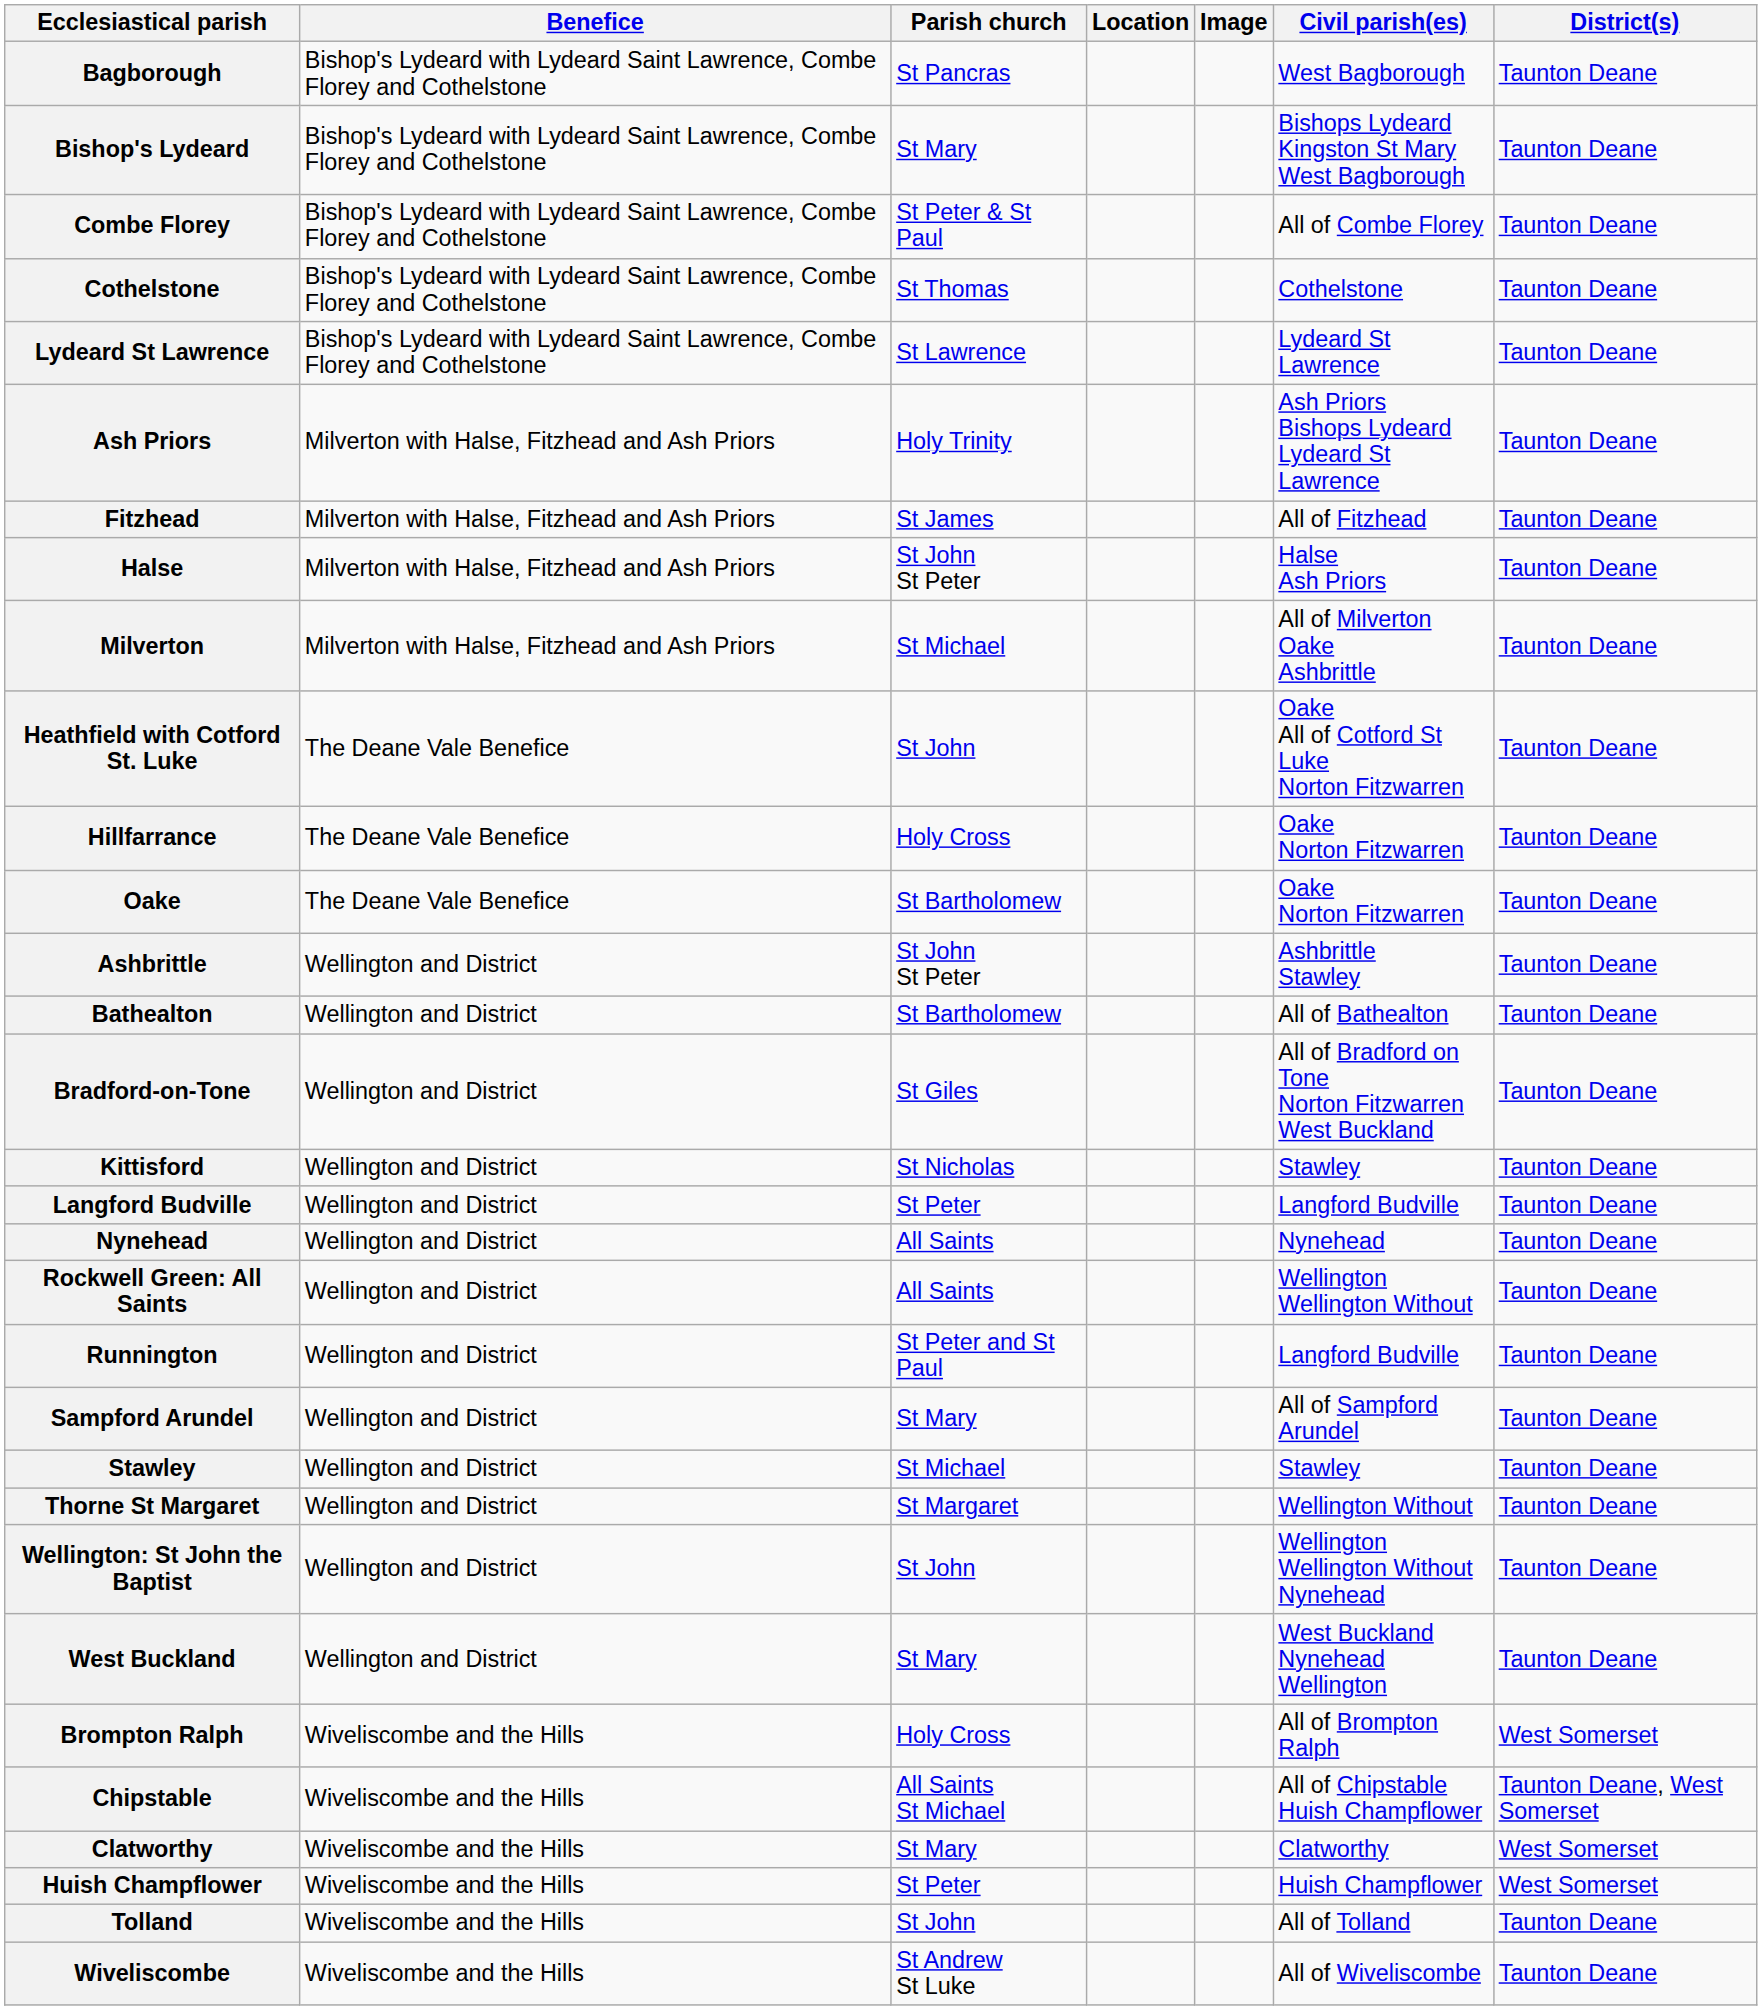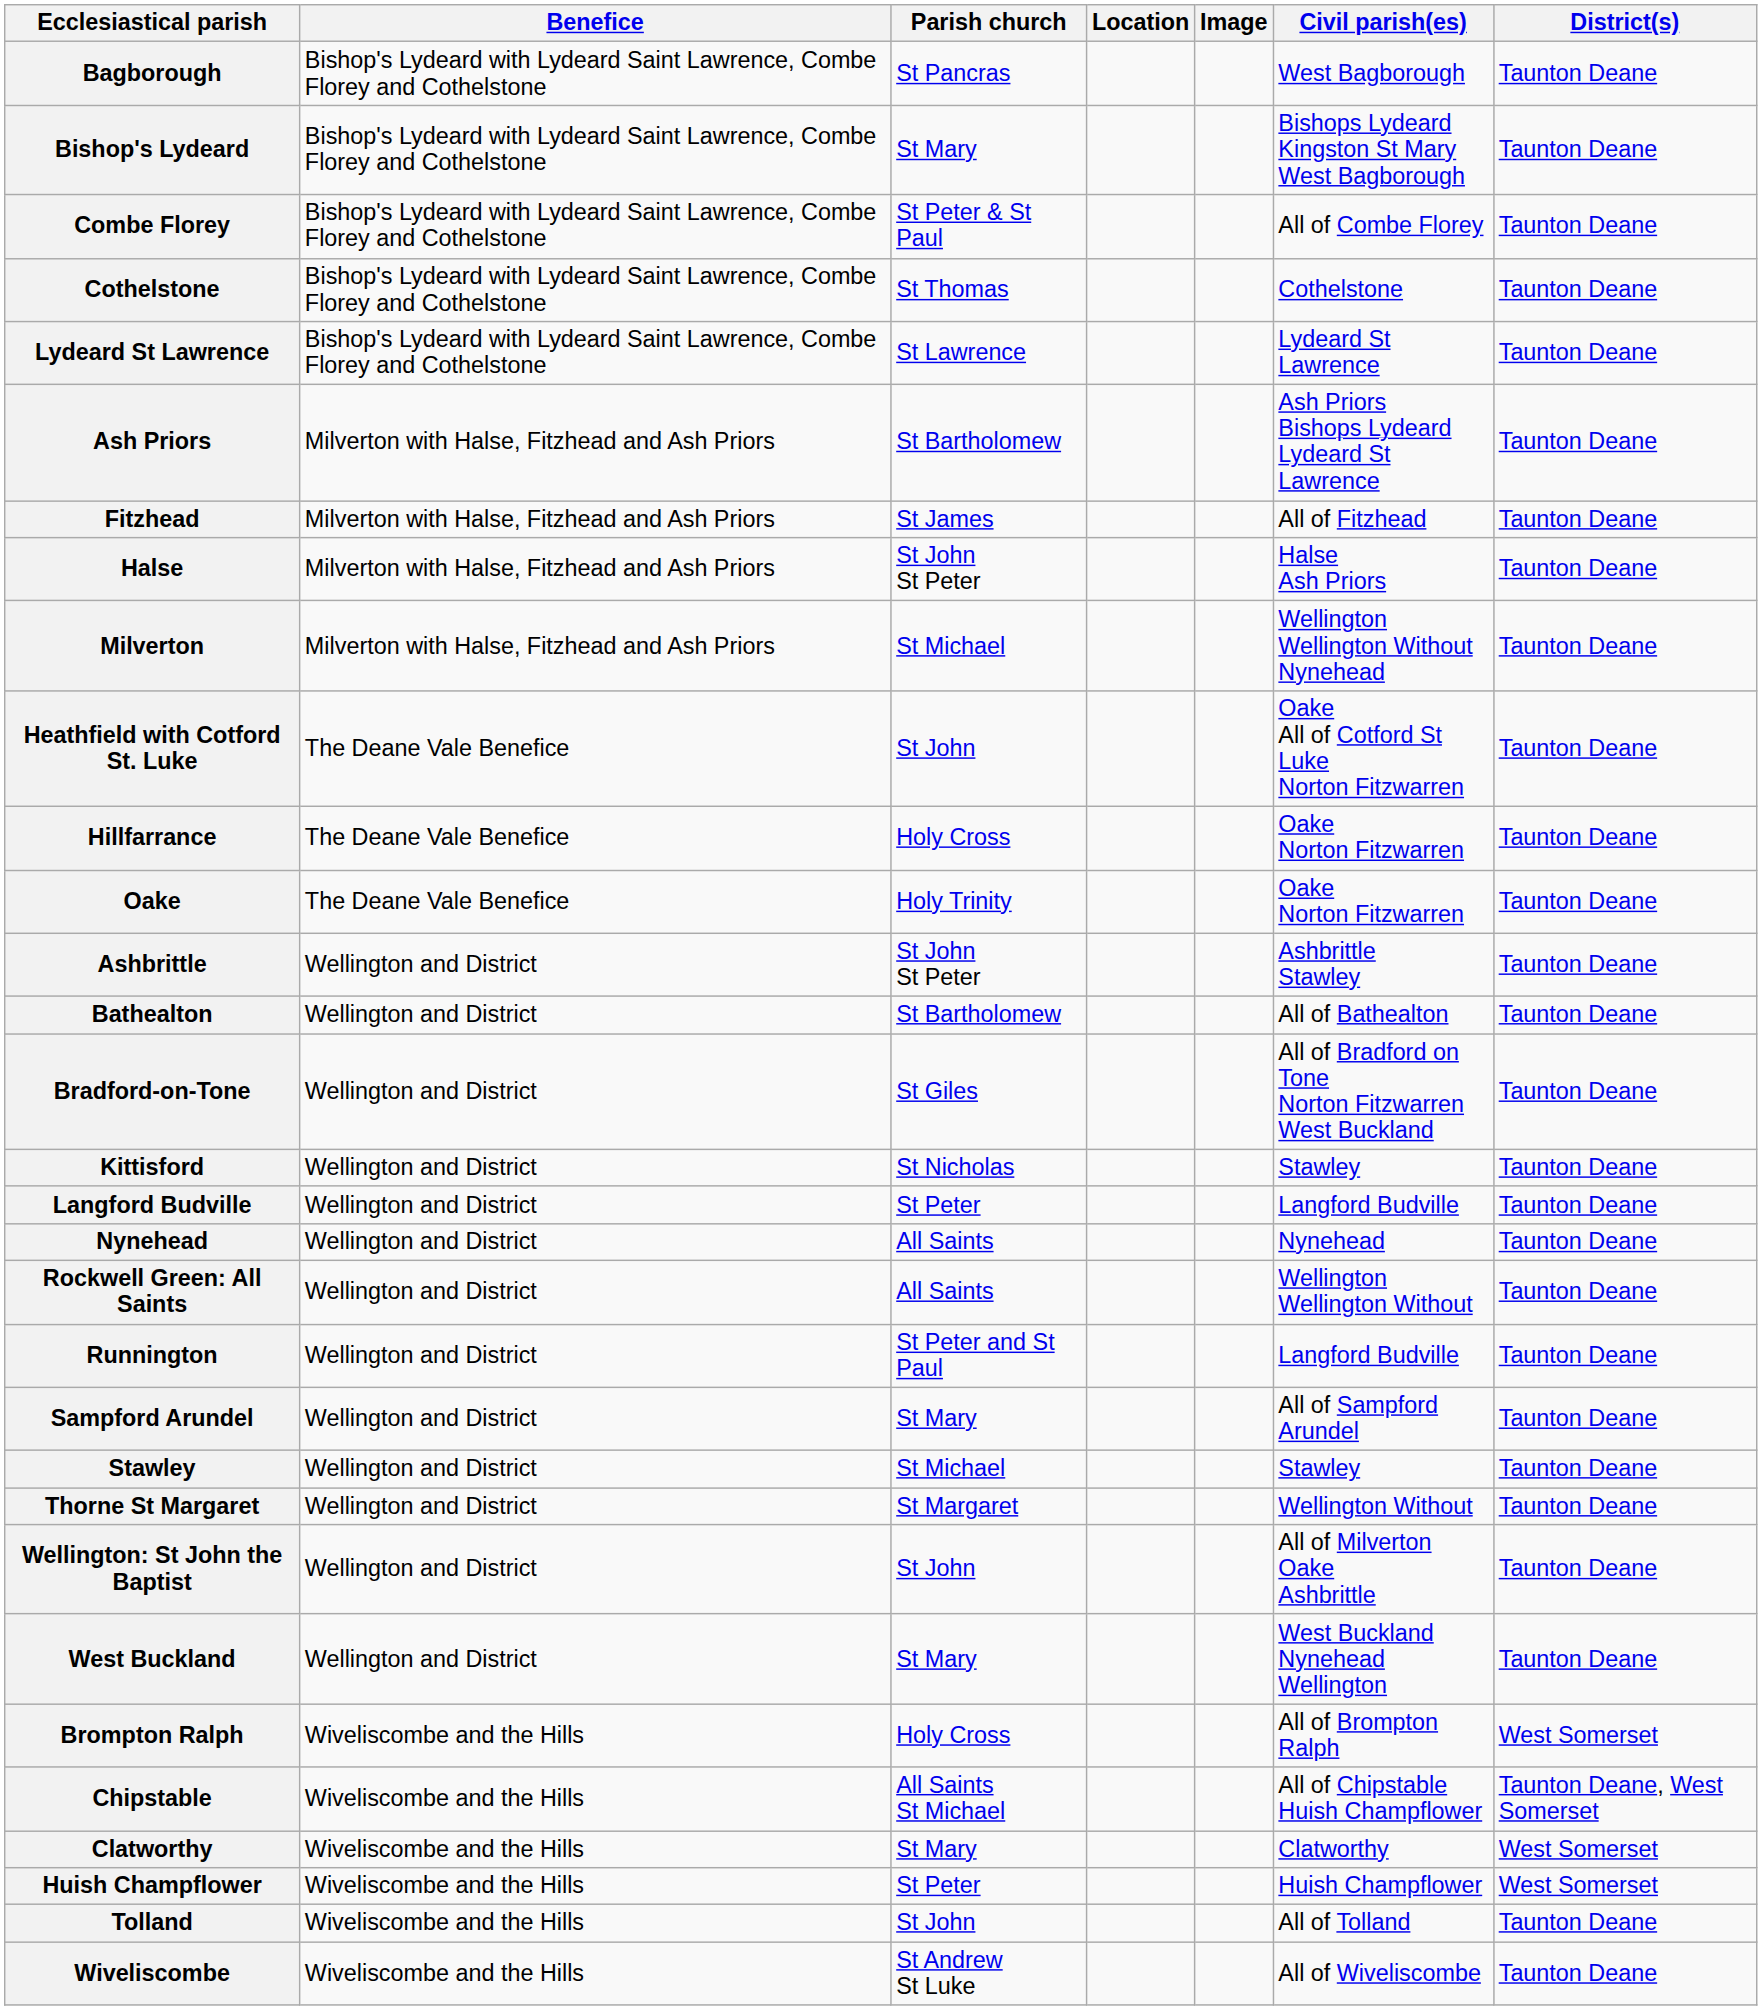(954, 442) Holy Trinity -> (979, 442) St Bartholomew
(1355, 645) All of Milverton Oake Ashbrittle -> (1376, 645) Wellington Wellington Without Nynehead
(979, 901) St Bartholomew -> (954, 901) Holy Trinity
(1376, 1569) Wellington Wellington Without Nynehead -> (1355, 1569) All of Milverton Oake Ashbrittle
